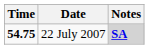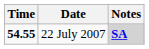(21, 34) 54.75 -> (21, 34) 54.55
